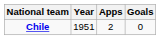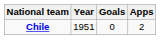columns swapped: (111, 12) <-> (140, 12)
